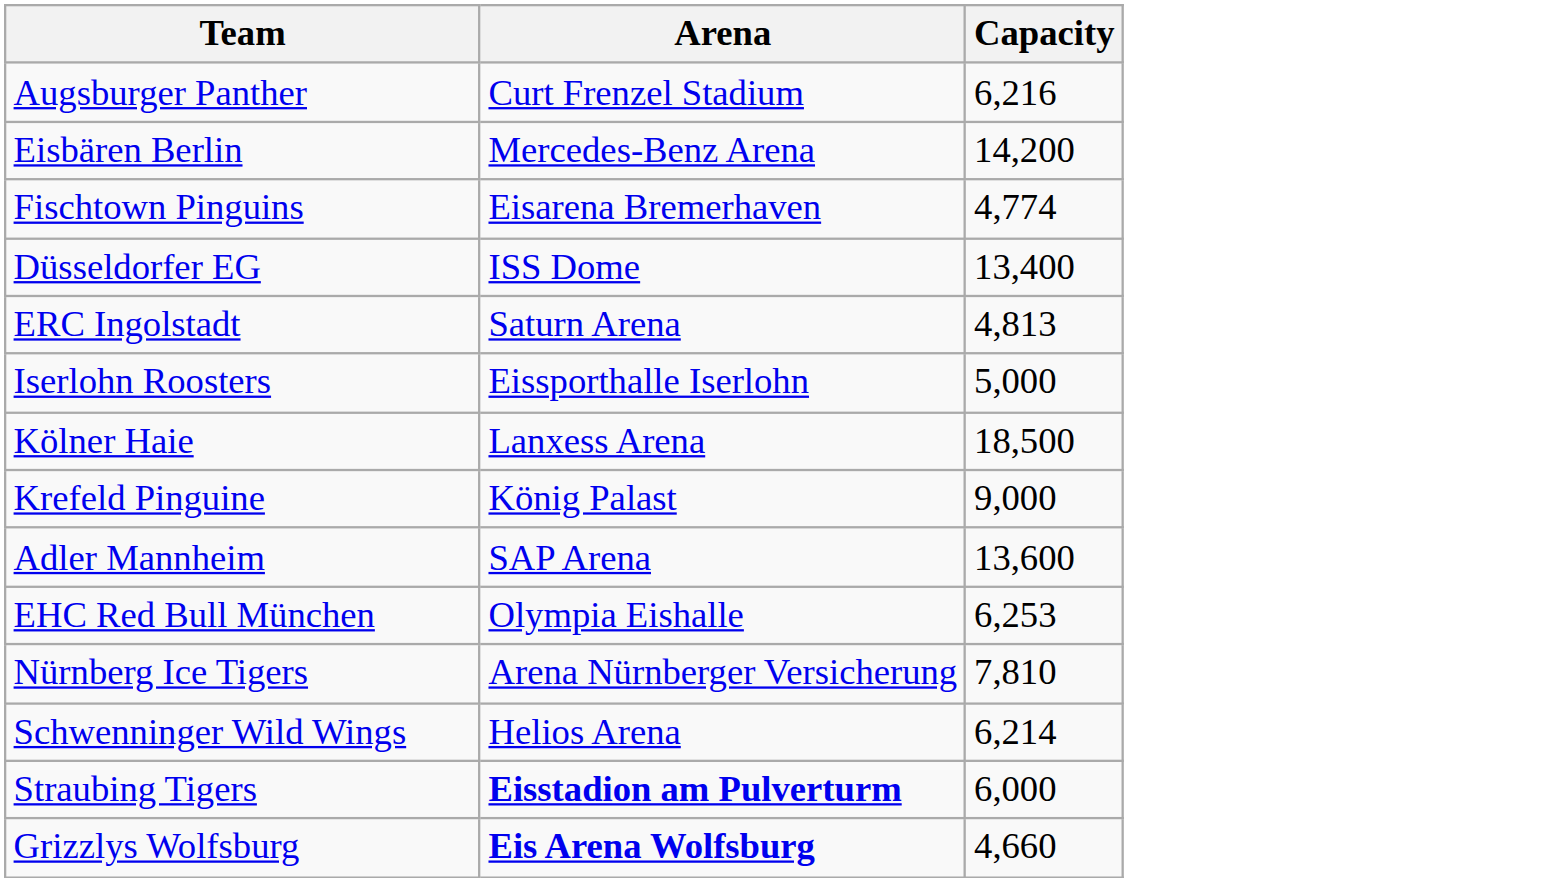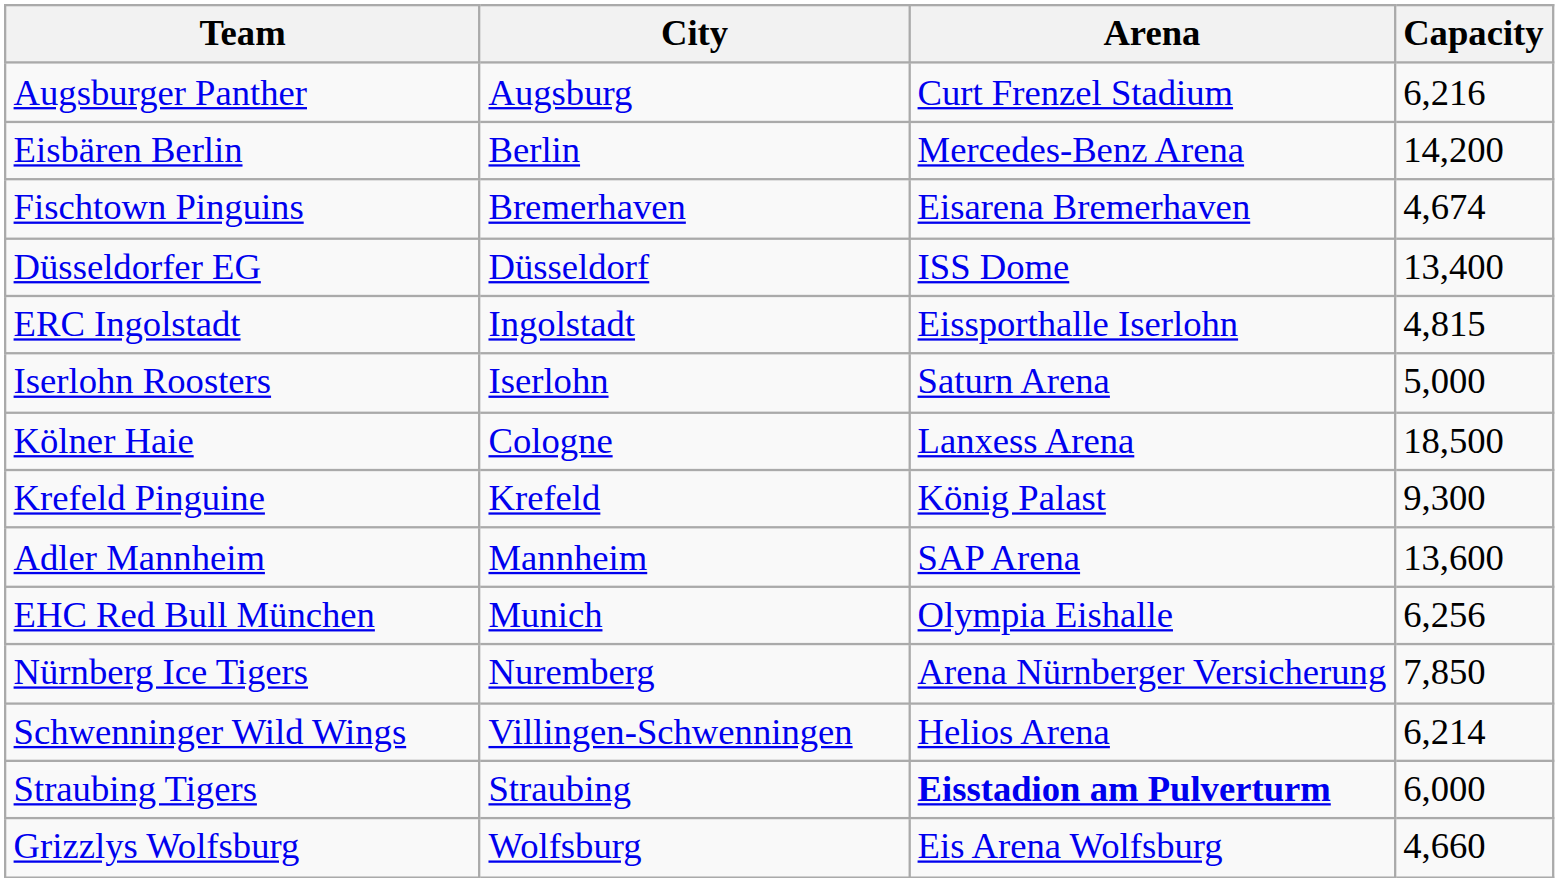+ column: (695, 33)
(1015, 207) 4,774 -> (1444, 207) 4,674
(585, 324) Saturn Arena -> (1078, 324) Eissporthalle Iserlohn
(1015, 324) 4,813 -> (1444, 324) 4,815
(649, 382) Eissporthalle Iserlohn -> (1014, 382) Saturn Arena
(1015, 498) 9,000 -> (1444, 498) 9,300
(1015, 614) 6,253 -> (1444, 614) 6,256
(1015, 672) 7,810 -> (1444, 672) 7,850
(652, 847) bold -> (1070, 847) normal
